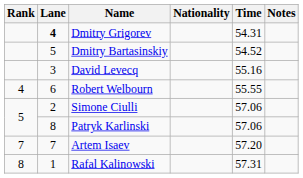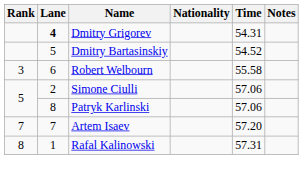- row: (105, 70)
(21, 88) 4 -> (21, 70) 3
(248, 88) 55.55 -> (248, 70) 55.58
